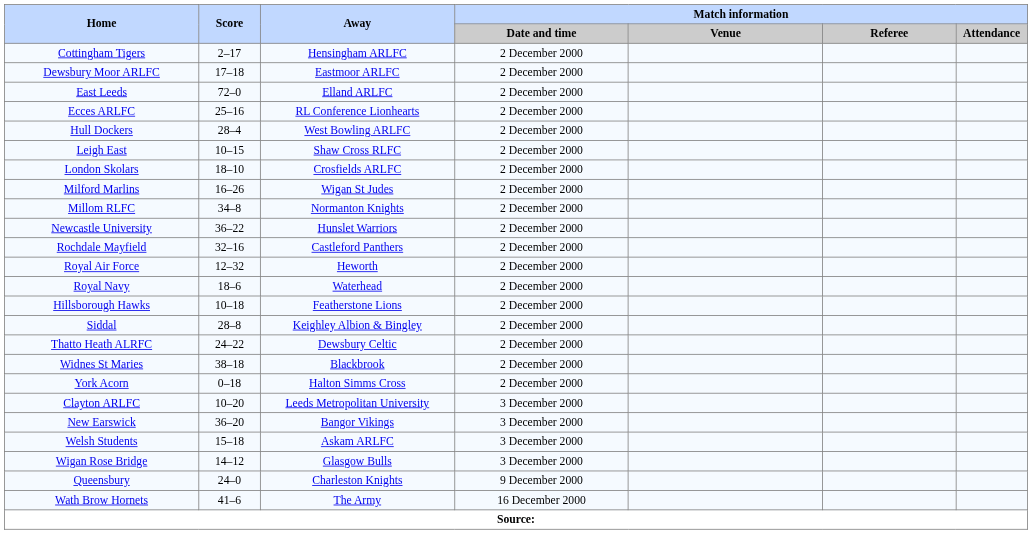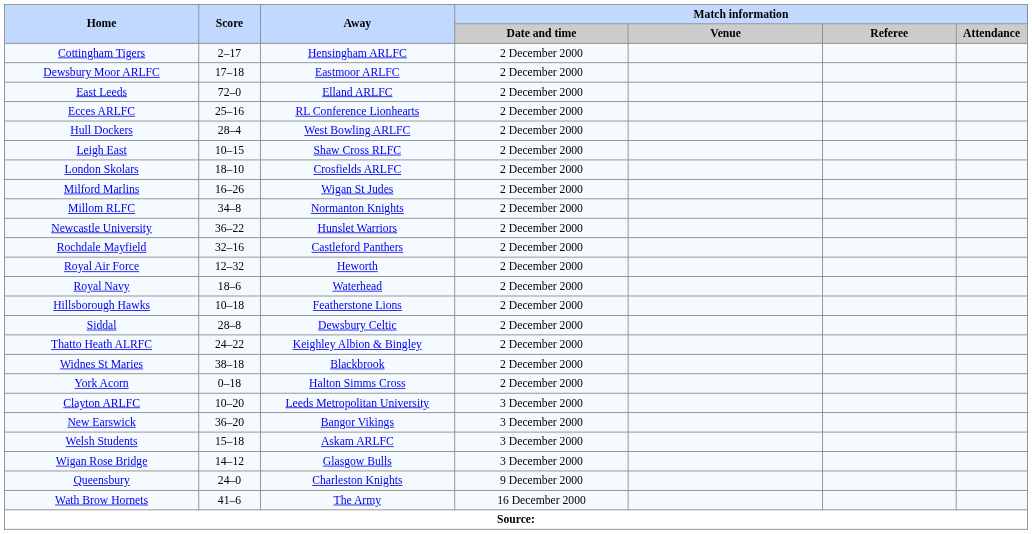(357, 325) Keighley Albion & Bingley -> (357, 325) Dewsbury Celtic
(357, 344) Dewsbury Celtic -> (357, 344) Keighley Albion & Bingley
